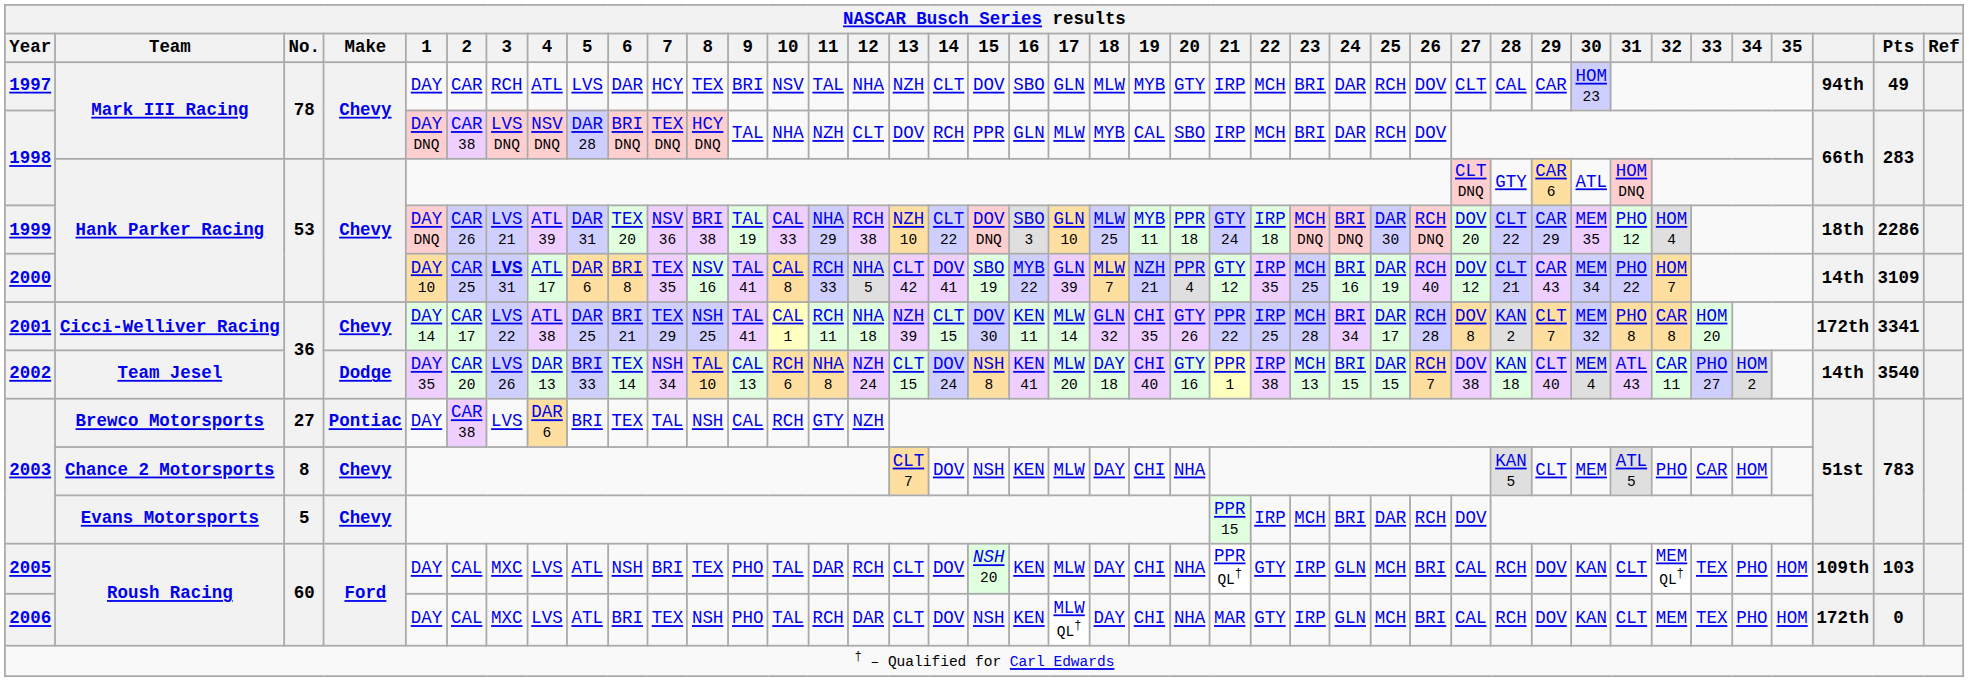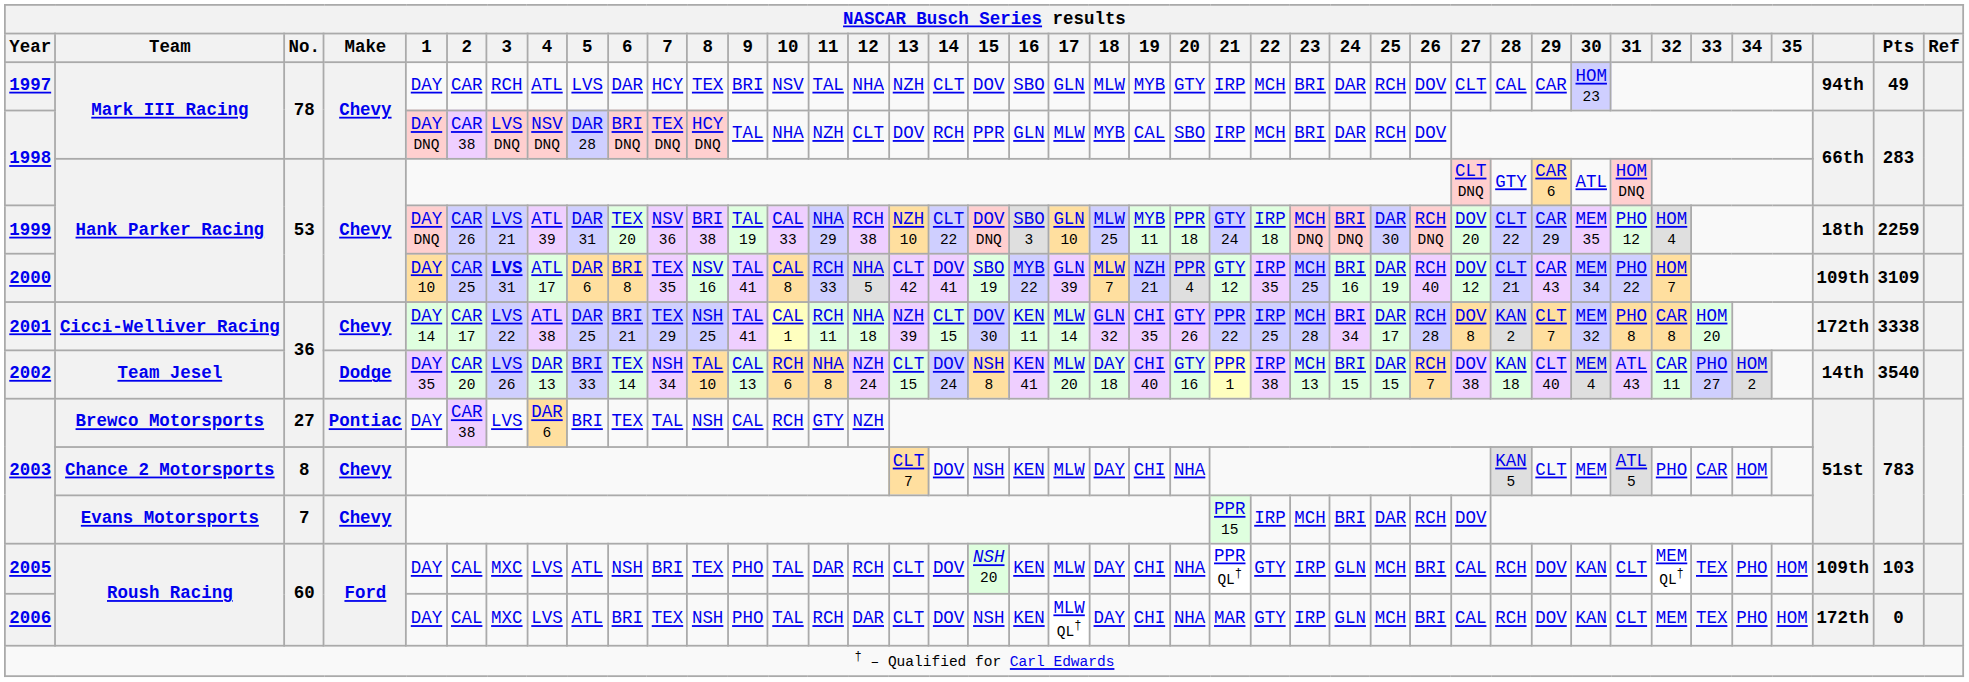(1899, 230) 2286 -> (1899, 230) 2259
(1843, 278) 14th -> (1843, 278) 109th
(1899, 326) 3341 -> (1899, 326) 3338
(304, 518) 5 -> (304, 518) 7
